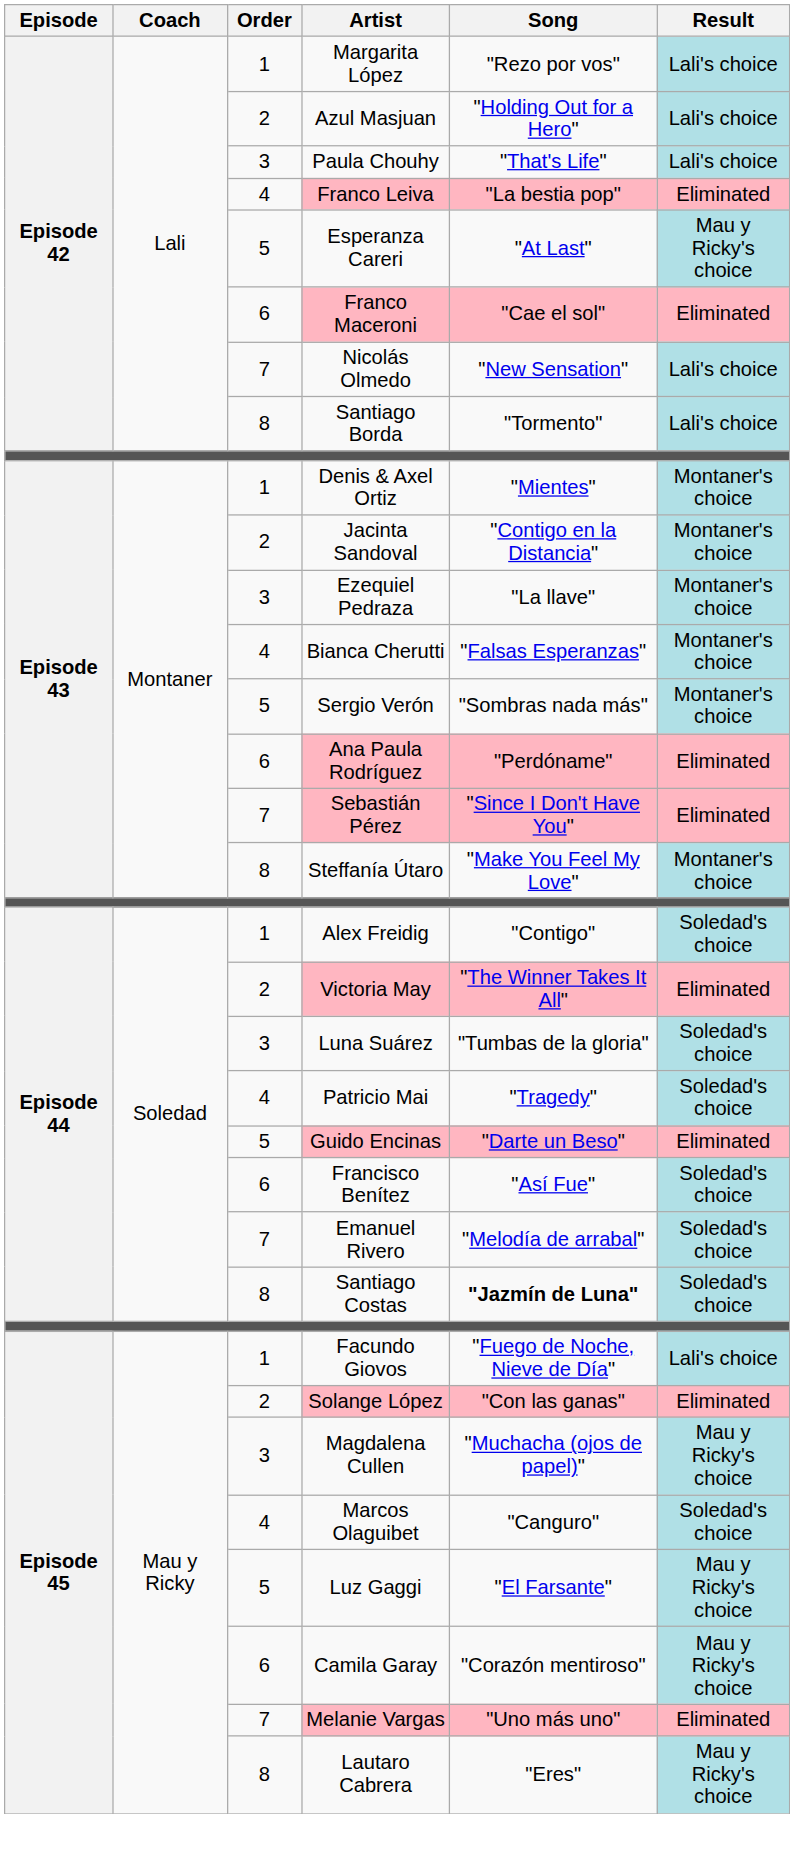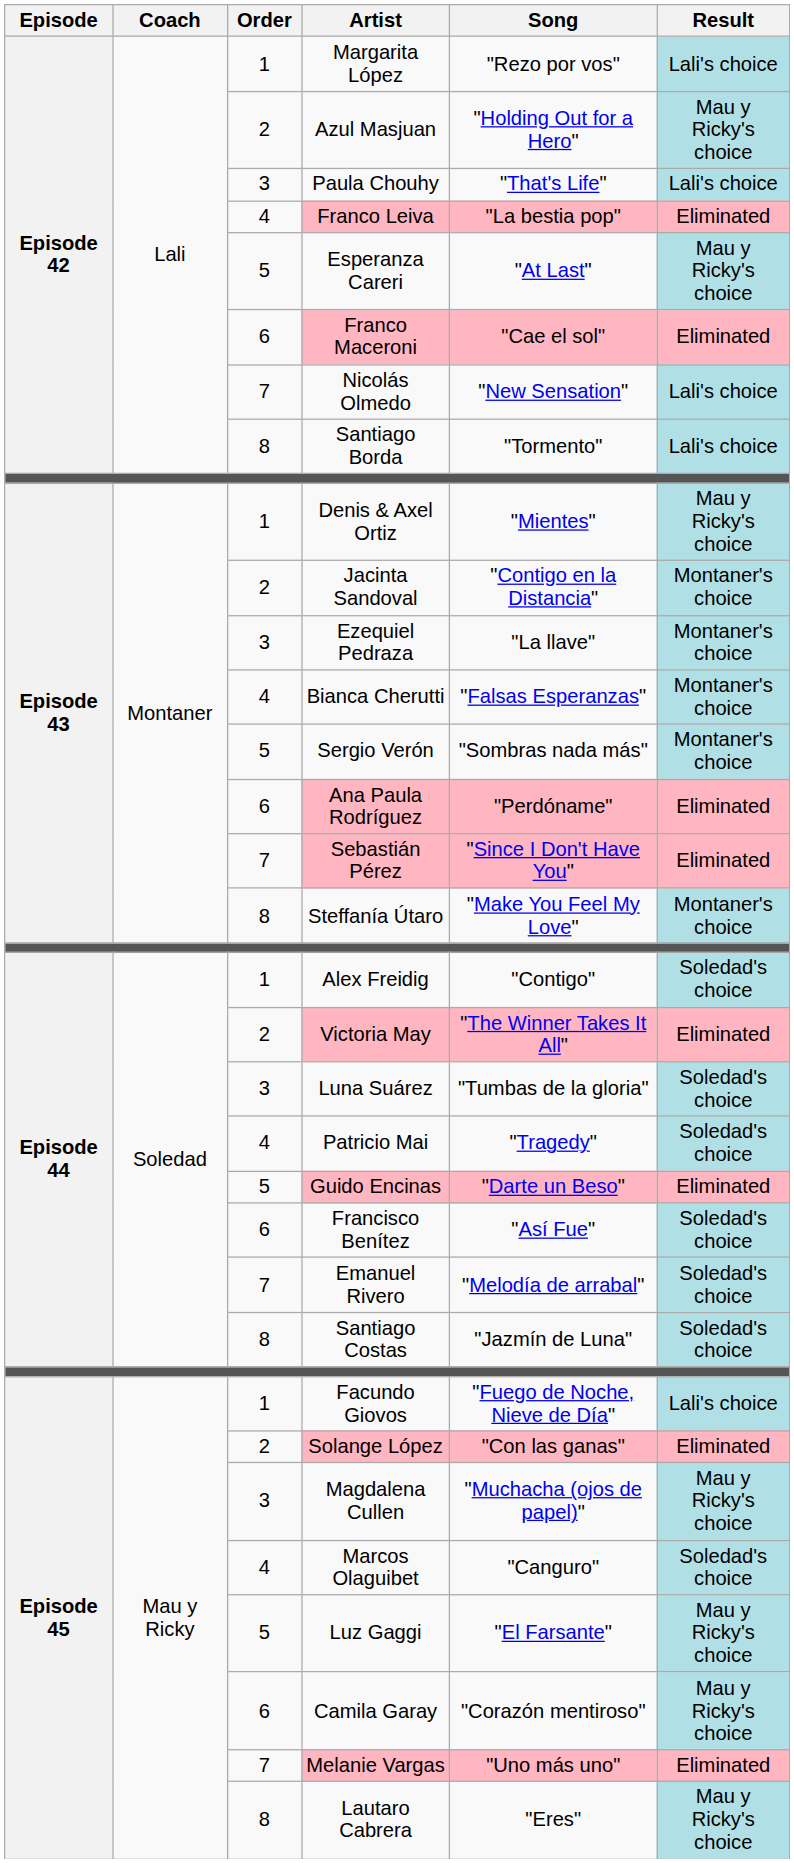(723, 118) Lali's choice -> (723, 129) Mau y Ricky's choice
(723, 487) Montaner's choice -> (723, 521) Mau y Ricky's choice
(553, 1294) bold -> (553, 1339) normal
